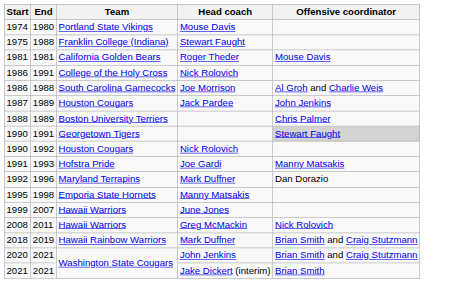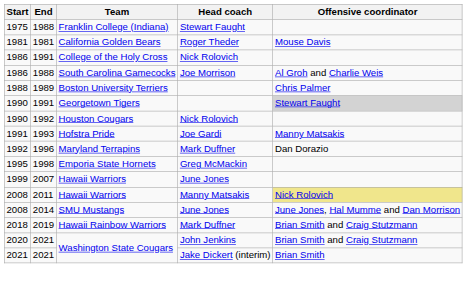- row: (17, 27)
- row: (17, 103)
(215, 194) Manny Matsakis -> (213, 164) Greg McMackin
(213, 225) Greg McMackin -> (215, 194) Manny Matsakis
(304, 225) no background -> (304, 194) khaki background
+ row: (17, 210)
